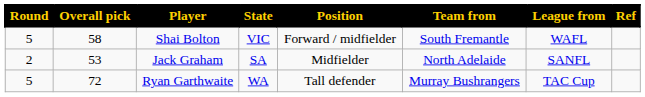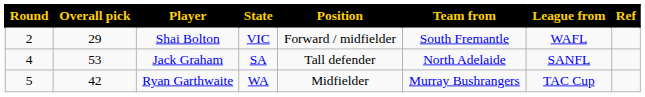(29, 38) 5 -> (29, 38) 2
(95, 38) 58 -> (95, 38) 29
(29, 59) 2 -> (29, 59) 4
(340, 59) Midfielder -> (340, 59) Tall defender
(95, 80) 72 -> (95, 80) 42
(340, 80) Tall defender -> (340, 80) Midfielder
